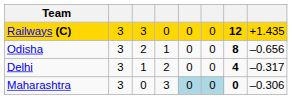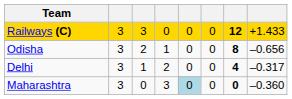(267, 31) +1.435 -> (267, 31) +1.433
(212, 85) lightblue background -> (212, 85) no background
(267, 85) –0.306 -> (267, 85) –0.360
